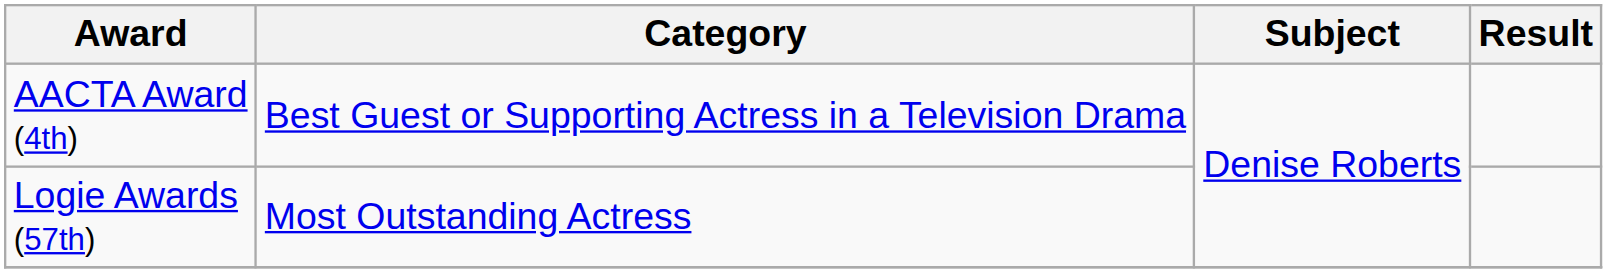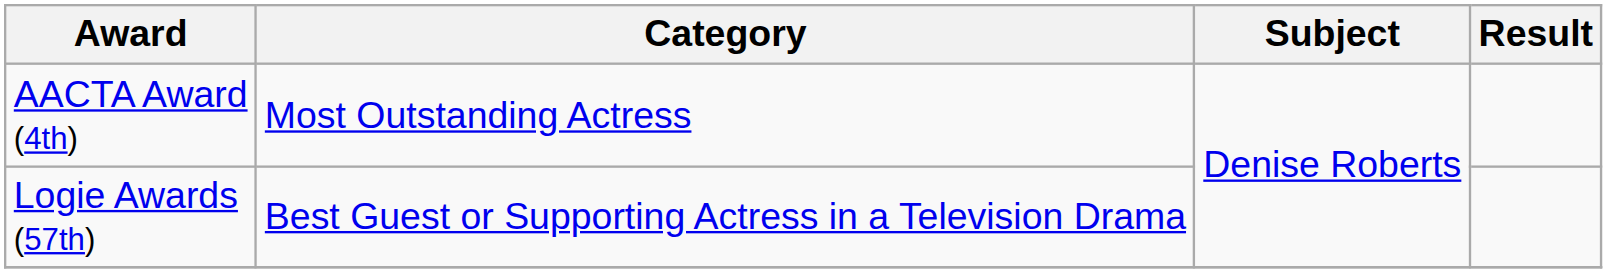(725, 114) Best Guest or Supporting Actress in a Television Drama -> (478, 114) Most Outstanding Actress
(478, 216) Most Outstanding Actress -> (725, 216) Best Guest or Supporting Actress in a Television Drama
